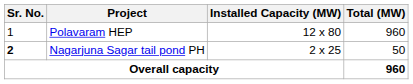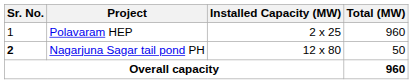(322, 32) 12 x 80 -> (325, 32) 2 x 25
(325, 50) 2 x 25 -> (322, 50) 12 x 80
